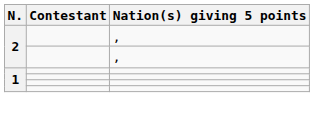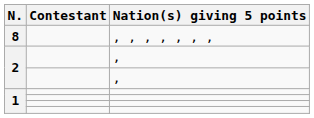+ row: (15, 36)
